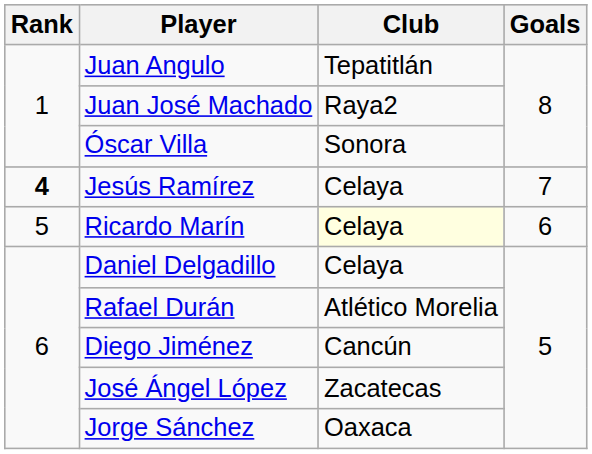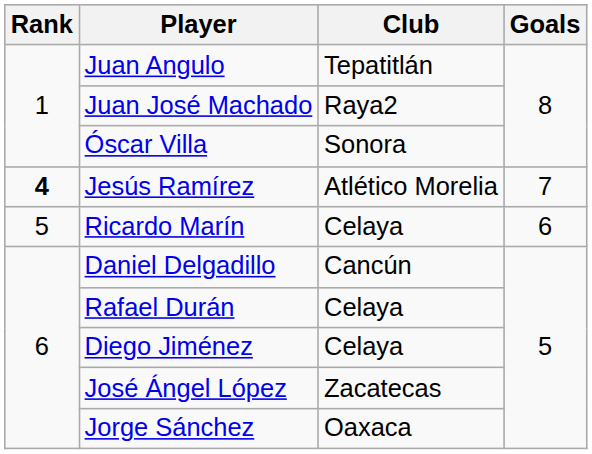(364, 186) Celaya -> (411, 186) Atlético Morelia
(364, 226) lightyellow background -> (364, 226) no background
(364, 266) Celaya -> (368, 266) Cancún
(411, 307) Atlético Morelia -> (364, 307) Celaya
(368, 347) Cancún -> (364, 347) Celaya
